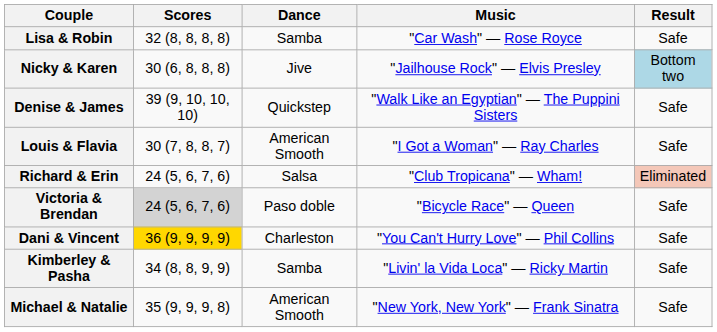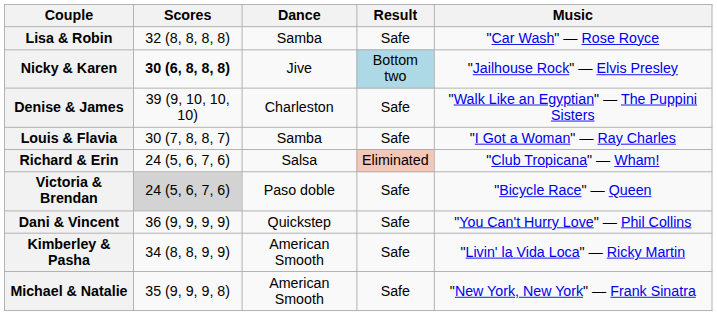columns swapped: (496, 15) <-> (673, 15)
(188, 68) normal -> (188, 68) bold
(299, 107) Quickstep -> (299, 107) Charleston
(299, 146) American Smooth -> (299, 138) Samba
(188, 237) gold background -> (188, 221) no background
(299, 237) Charleston -> (299, 221) Quickstep
(299, 268) Samba -> (299, 252) American Smooth
